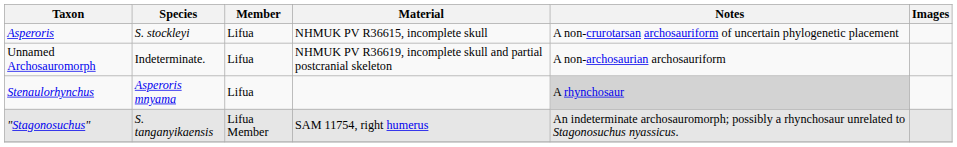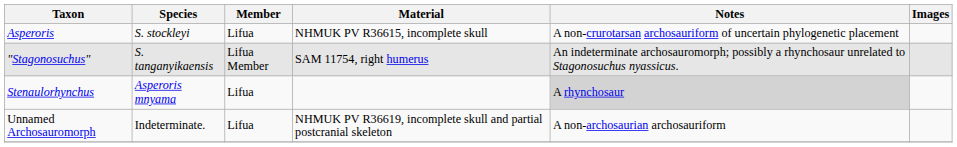rows swapped: (49, 125) <-> (51, 59)
